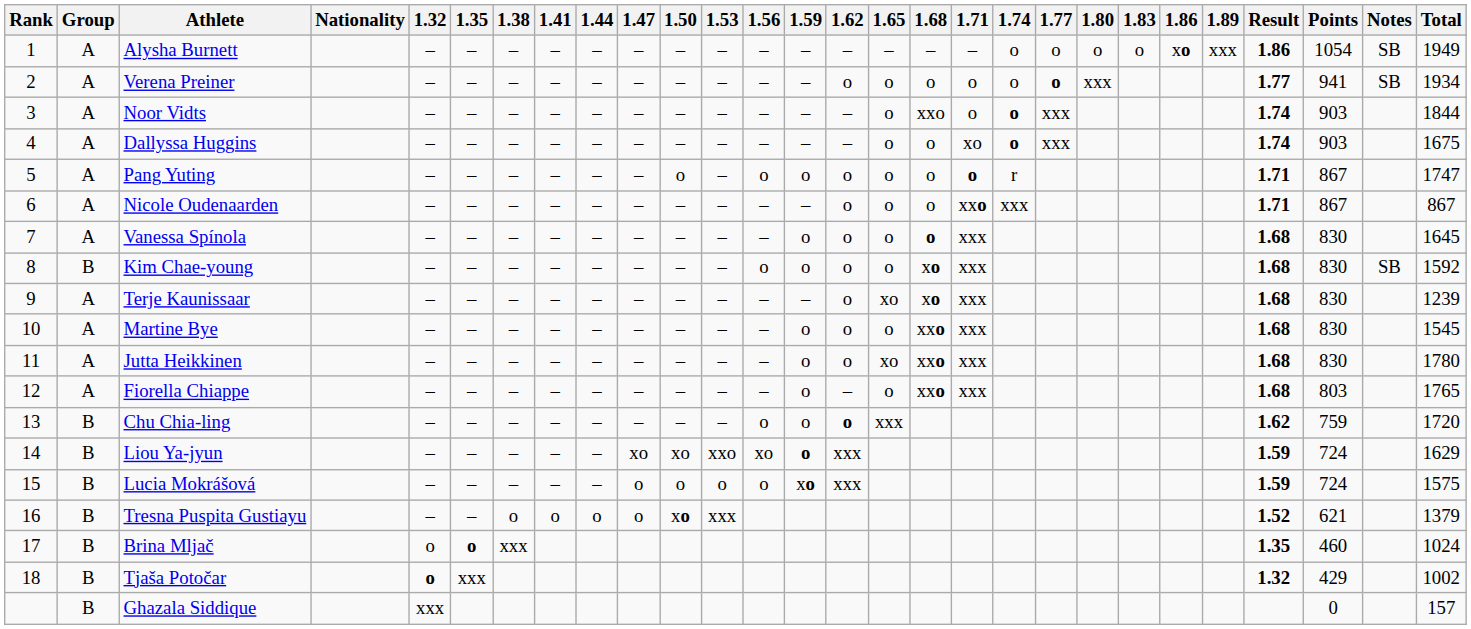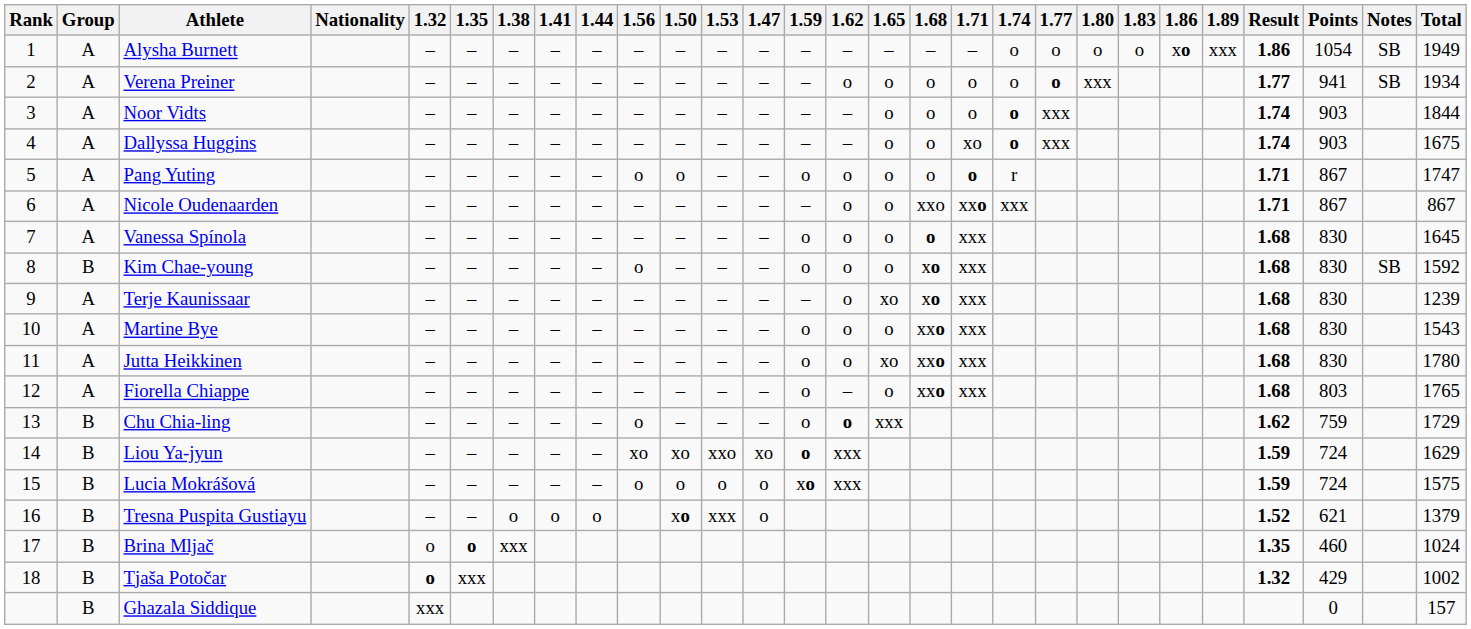columns swapped: (639, 19) <-> (764, 19)
(931, 112) xxo -> (931, 112) o
(931, 205) o -> (931, 205) xxo
(1441, 329) 1545 -> (1441, 329) 1543
(1441, 422) 1720 -> (1441, 422) 1729
